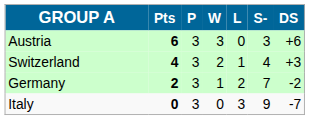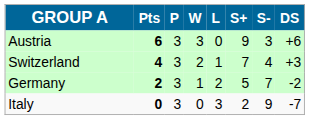+ column: (239, 18)
